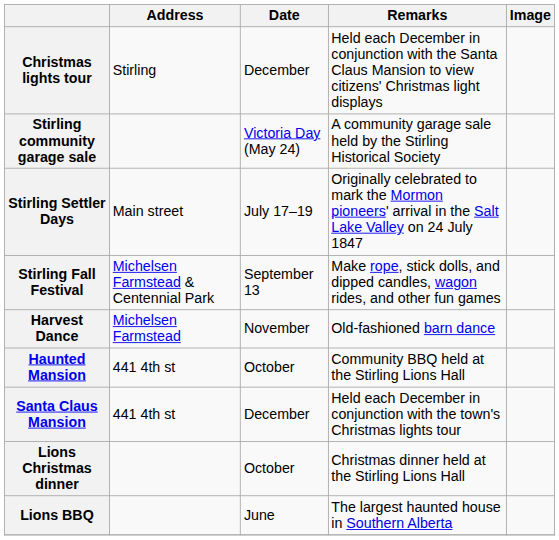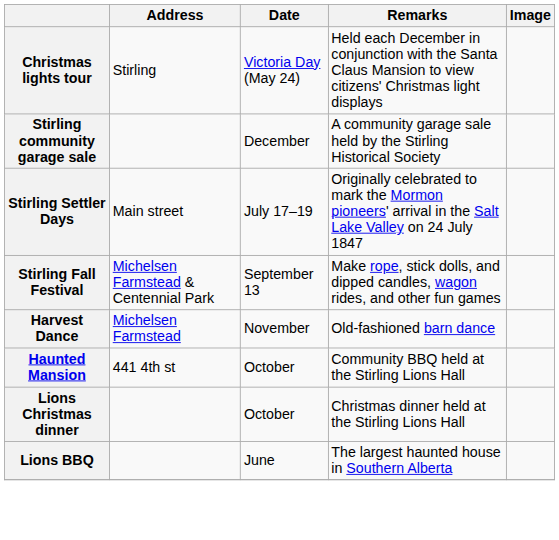(277, 70) December -> (282, 70) Victoria Day (May 24)
(282, 141) Victoria Day (May 24) -> (277, 141) December
- row: (57, 414)
